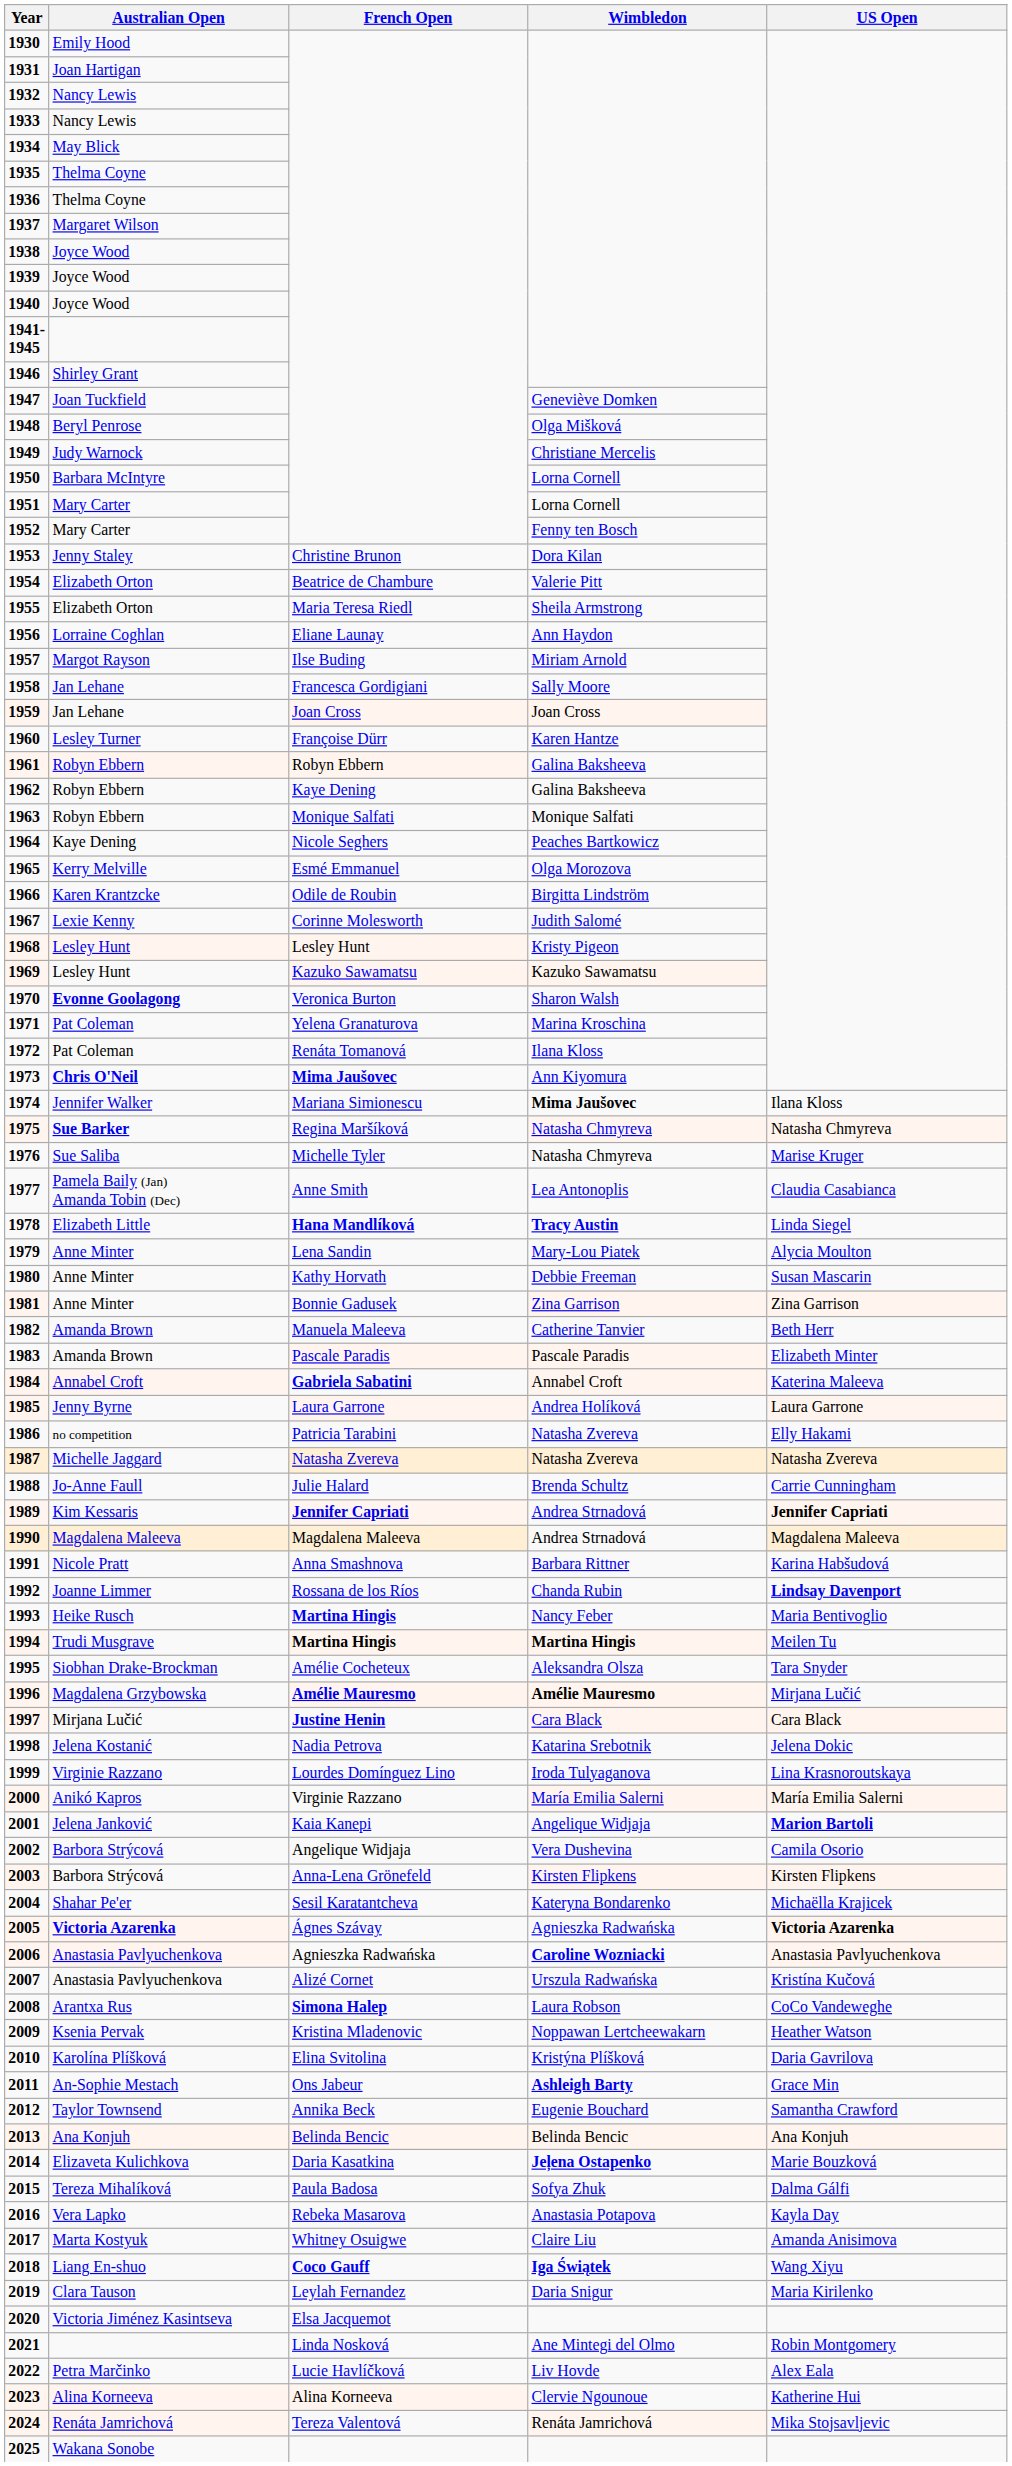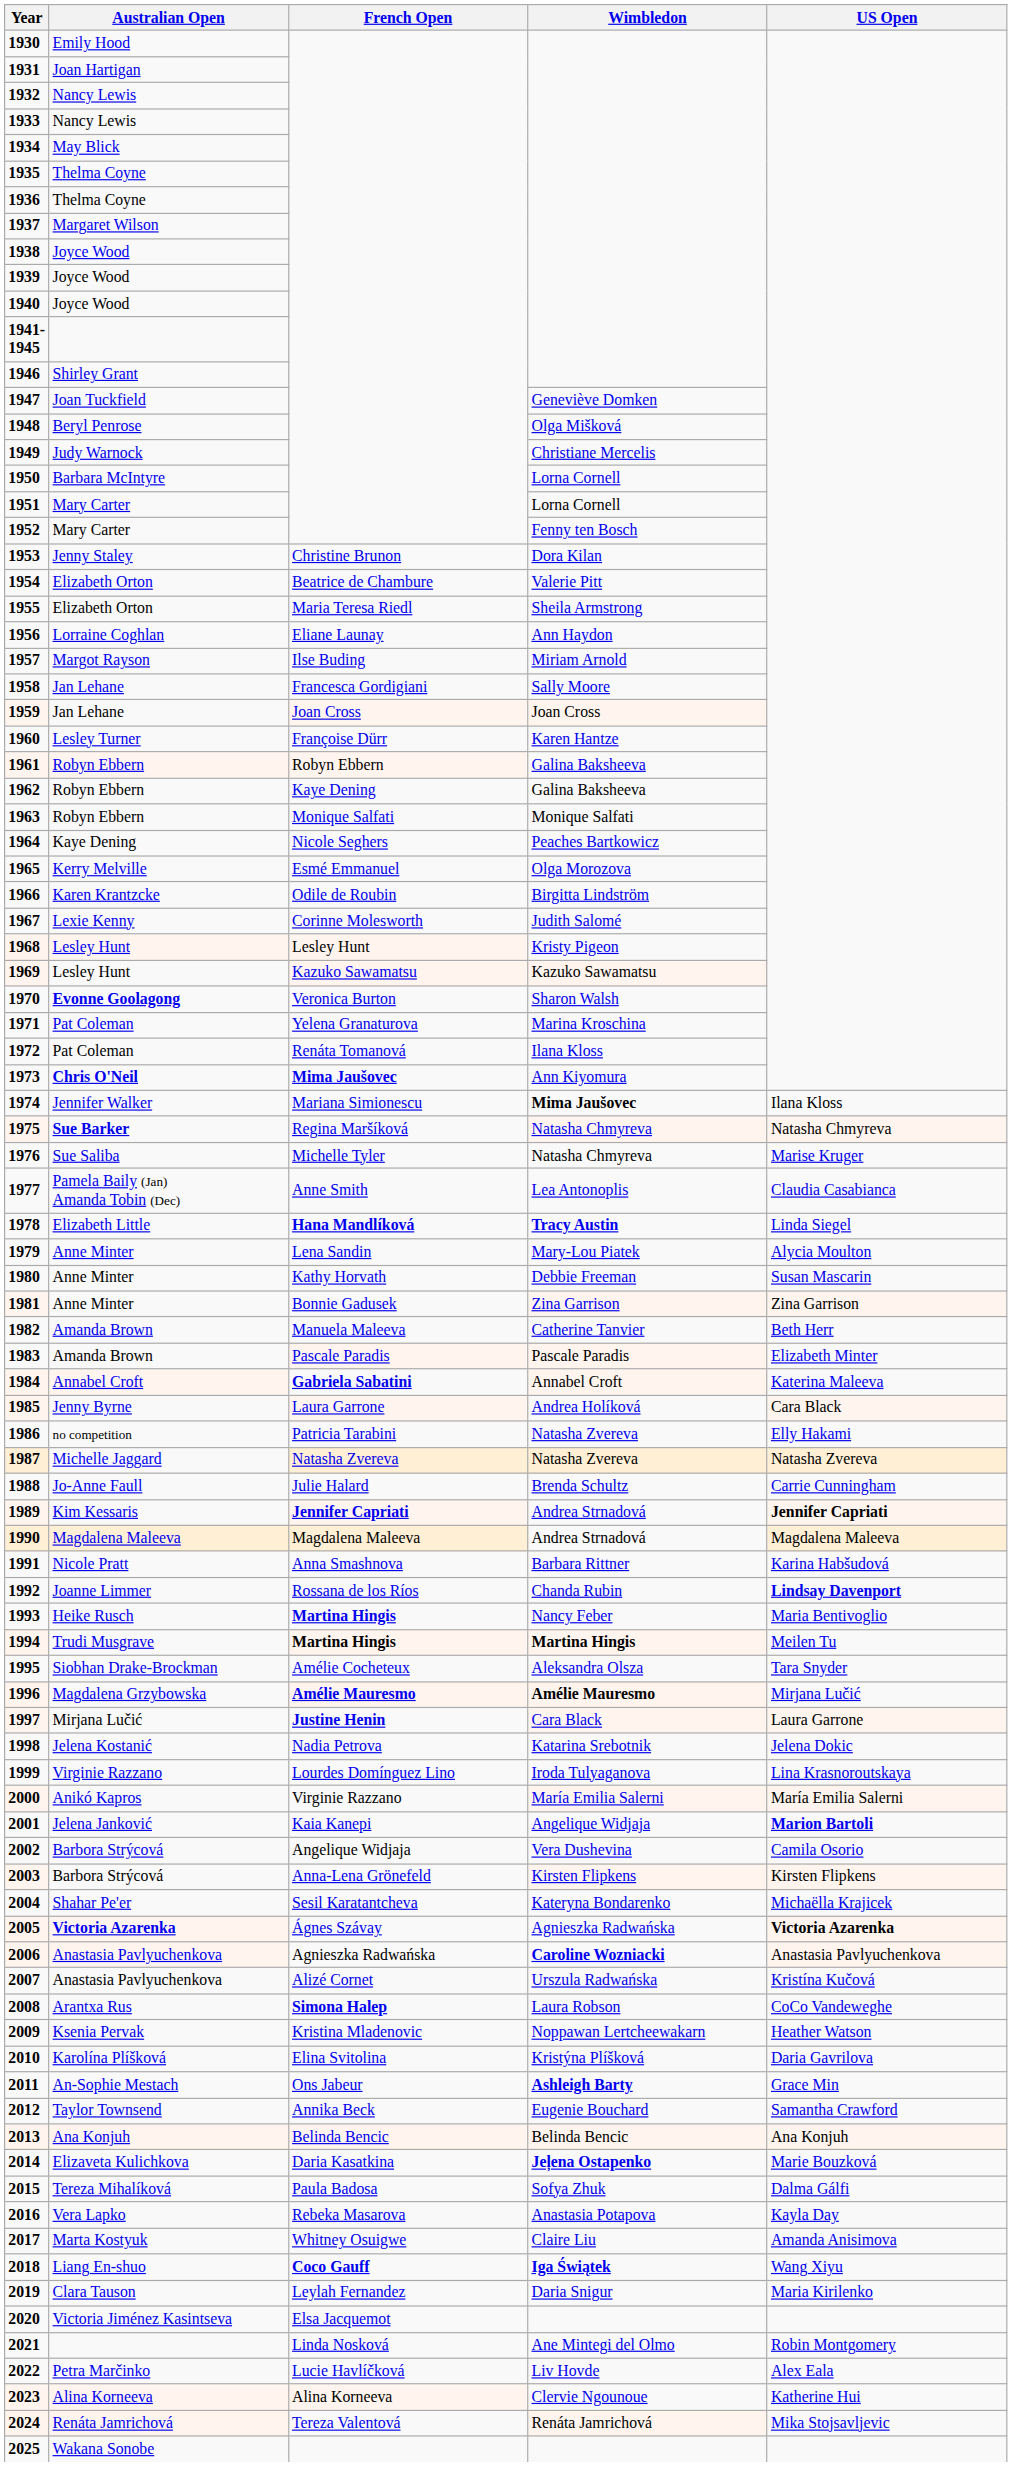(817, 1407) Laura Garrone -> (806, 1407) Cara Black
(806, 1719) Cara Black -> (817, 1719) Laura Garrone
